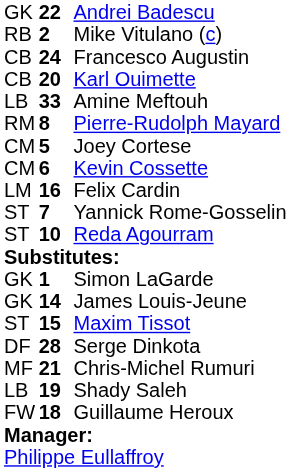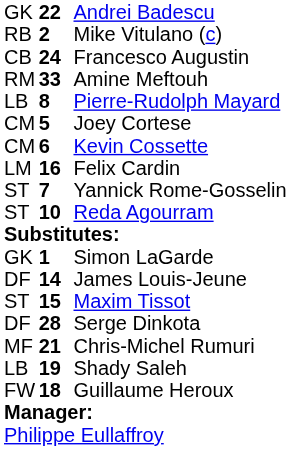- row: (135, 79)
(16, 101) LB -> (20, 79) RM
(20, 123) RM -> (16, 101) LB
(18, 301) GK -> (17, 279) DF
